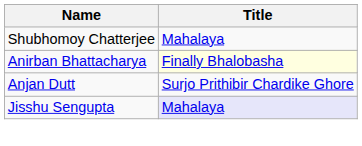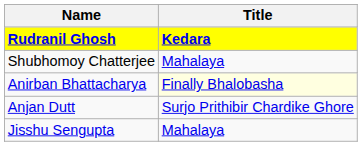+ row: (62, 38)
(193, 107) lavender background -> (193, 130) no background
